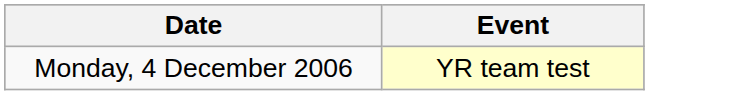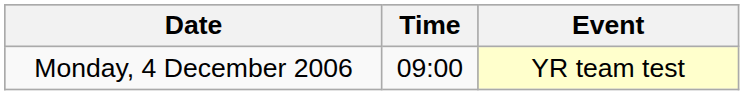+ column: (430, 25)
